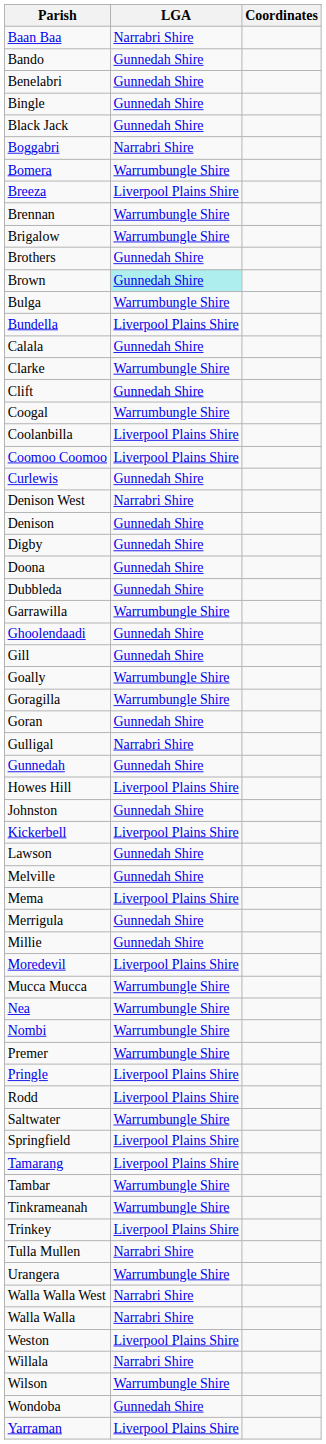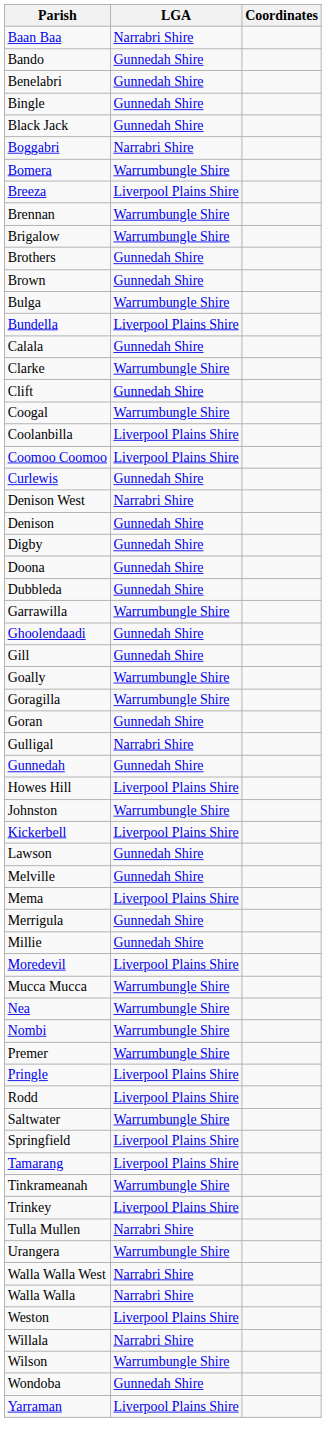(158, 280) paleturquoise background -> (158, 280) no background
(158, 810) Gunnedah Shire -> (171, 810) Warrumbungle Shire
- row: (29, 1185)
